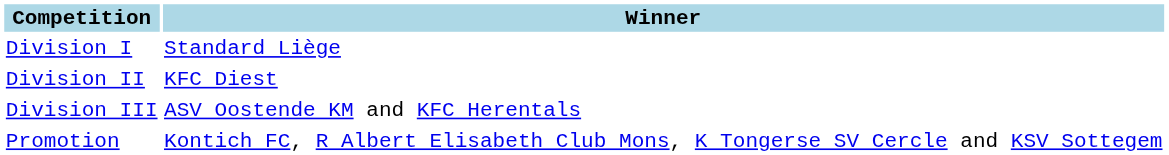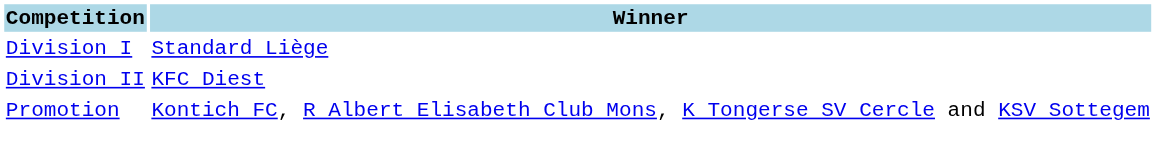- row: (82, 110)
